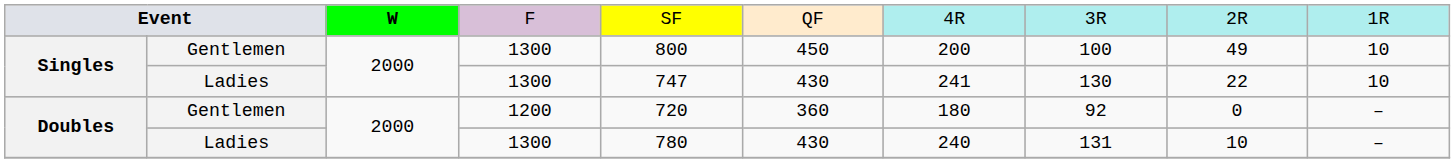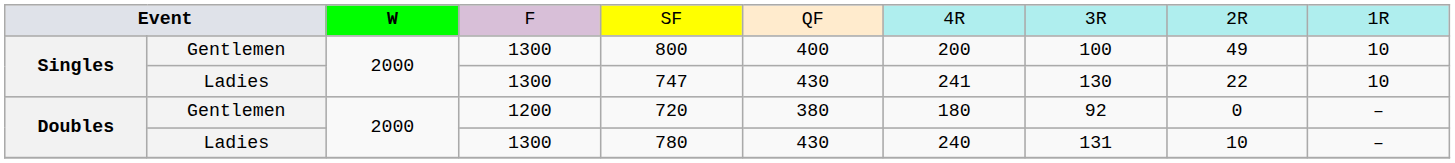(813, 50) 450 -> (813, 50) 400
(813, 112) 360 -> (813, 112) 380
